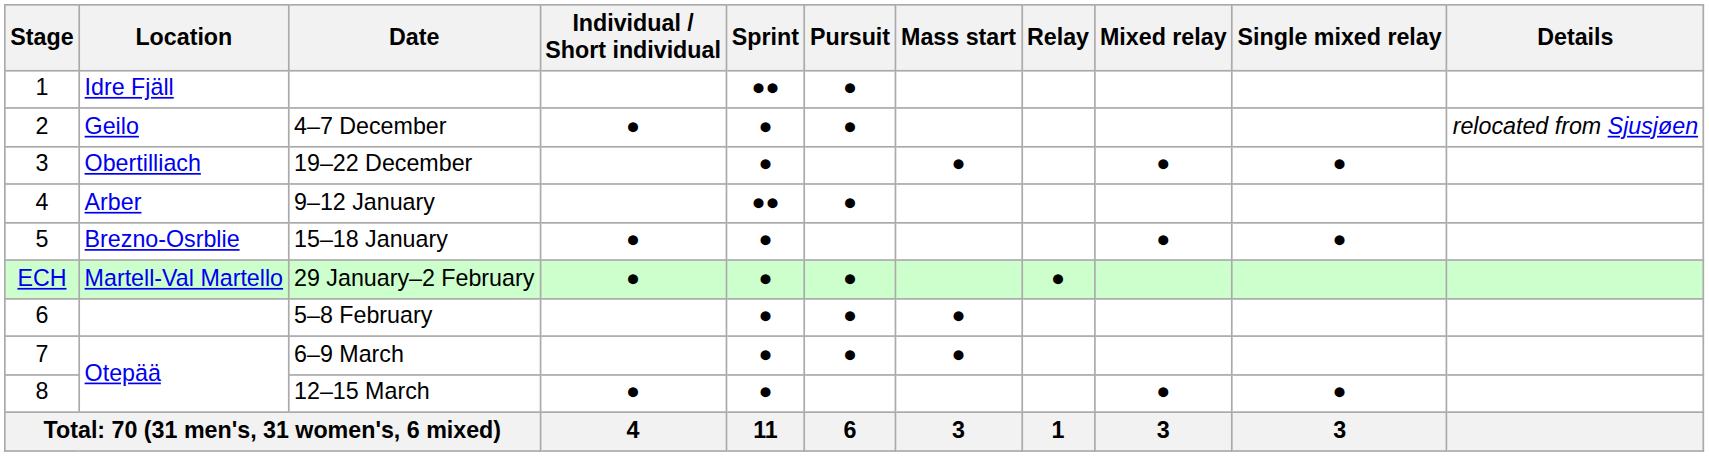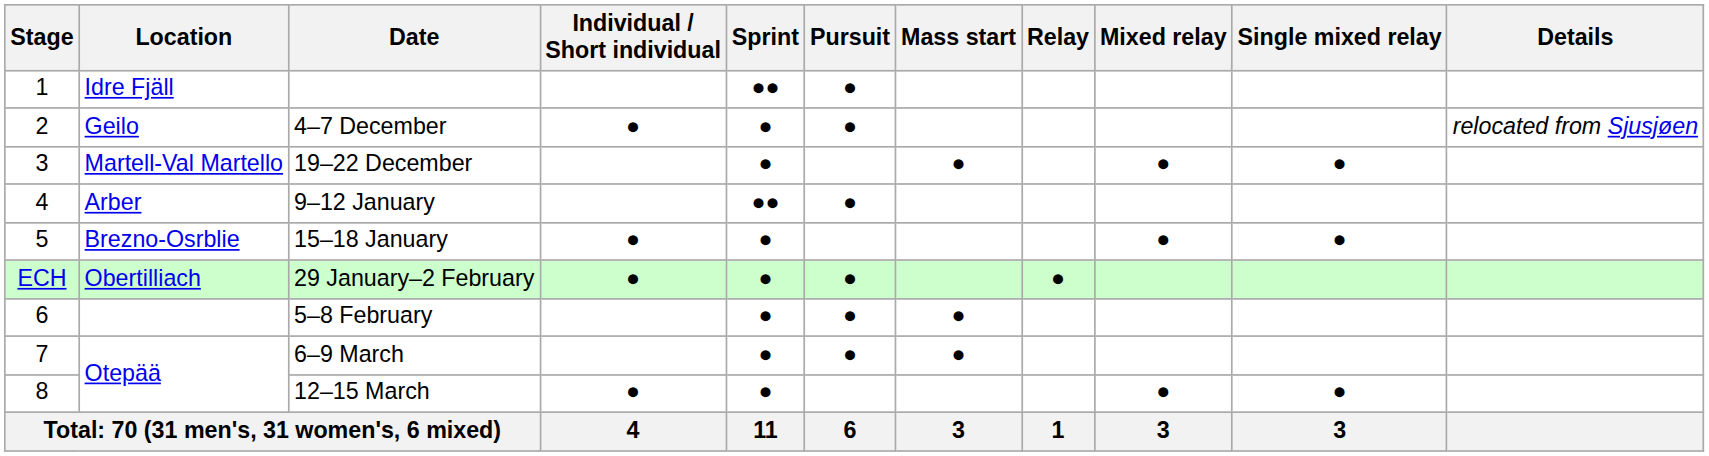(143, 164) Obertilliach -> (184, 164) Martell-Val Martello
(184, 278) Martell-Val Martello -> (143, 278) Obertilliach
